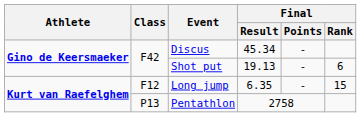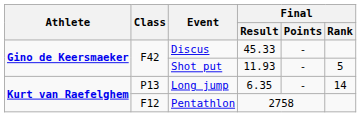(259, 49) 45.34 -> (259, 49) 45.33
(259, 67) 19.13 -> (259, 67) 11.93
(340, 67) 6 -> (340, 67) 5
(150, 85) F12 -> (150, 85) P13
(340, 85) 15 -> (340, 85) 14
(150, 103) P13 -> (150, 103) F12
